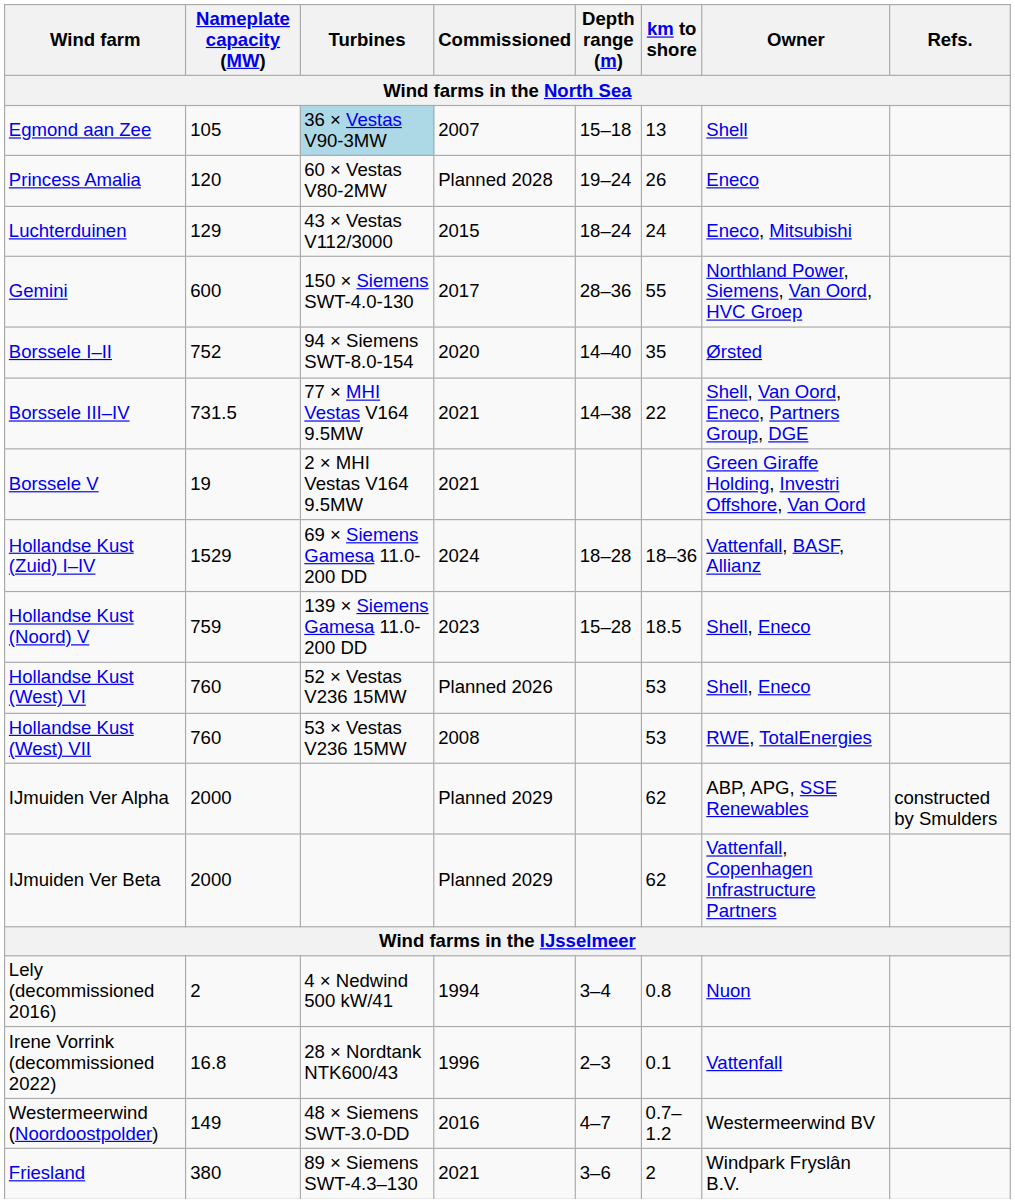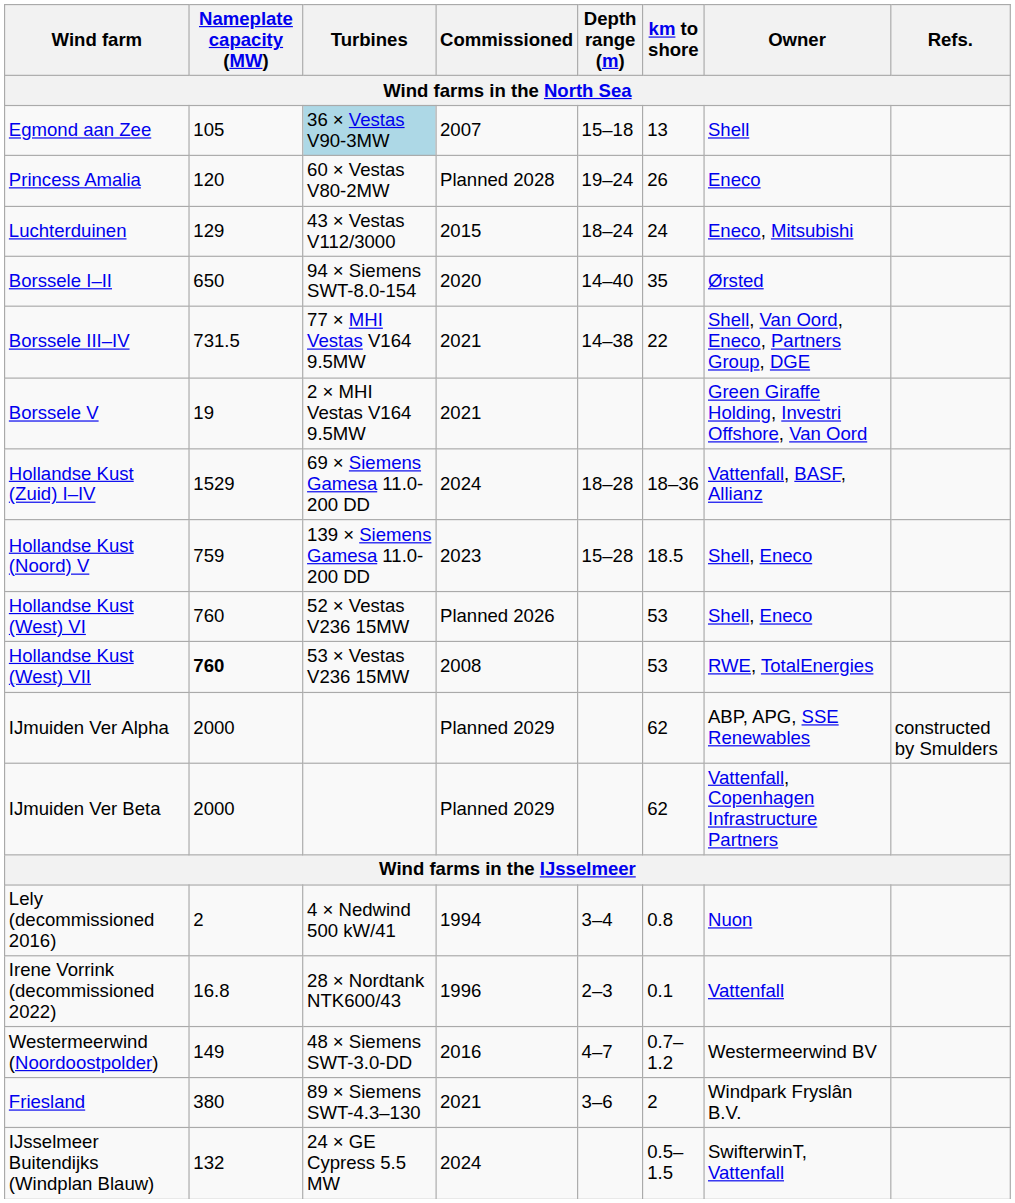- row: (38, 291)
(206, 352) 752 -> (209, 281) 650
(206, 737) normal -> (209, 666) bold
+ row: (82, 1163)
